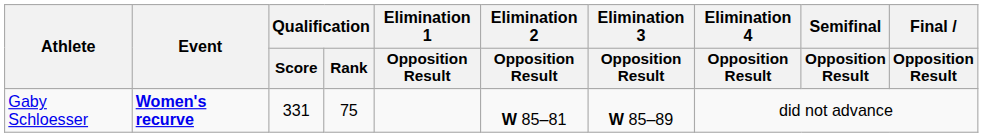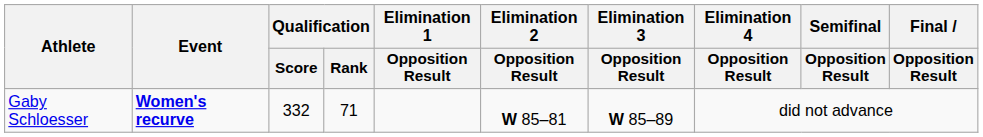(296, 111) 331 -> (296, 111) 332
(349, 111) 75 -> (349, 111) 71
